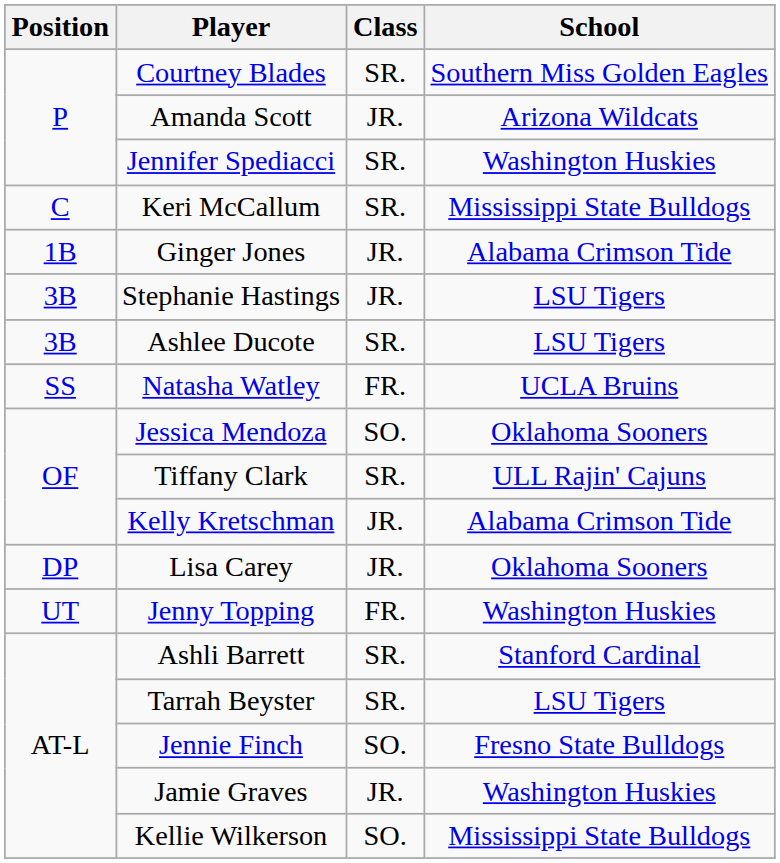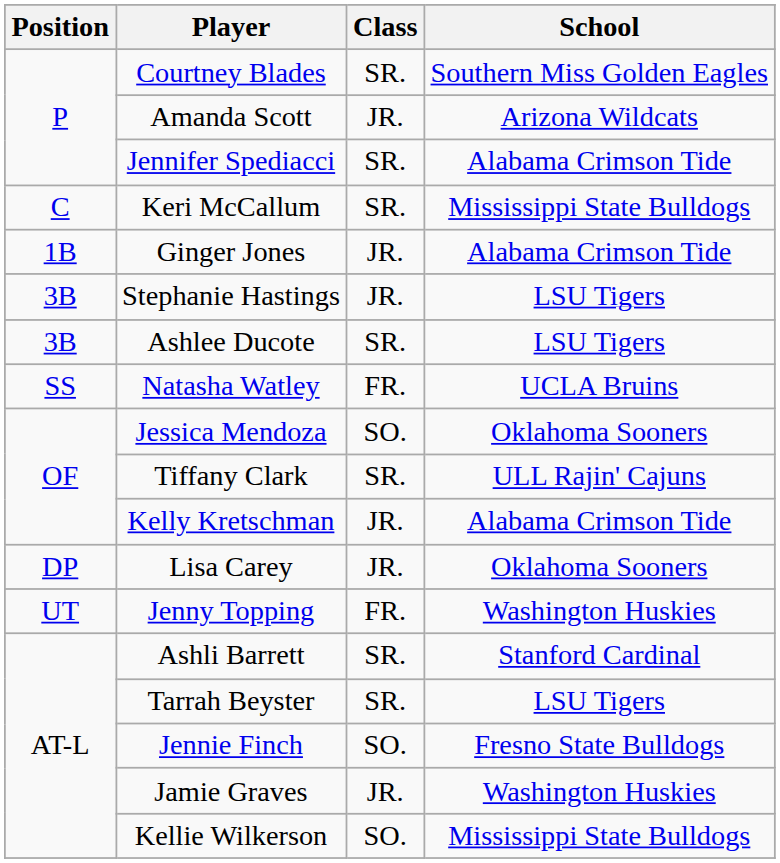(599, 161) Washington Huskies -> (599, 161) Alabama Crimson Tide
